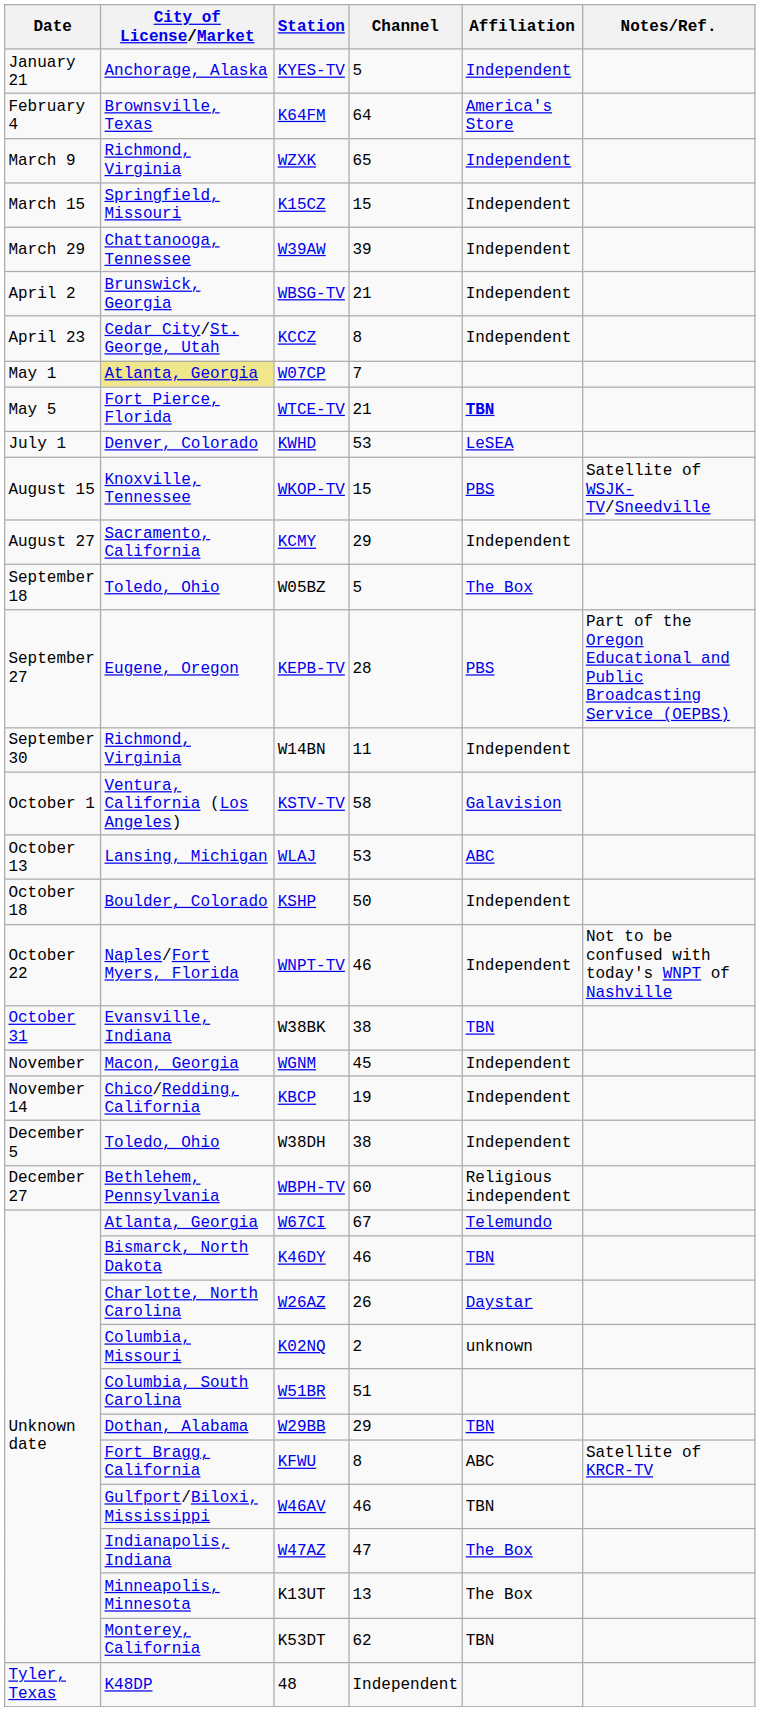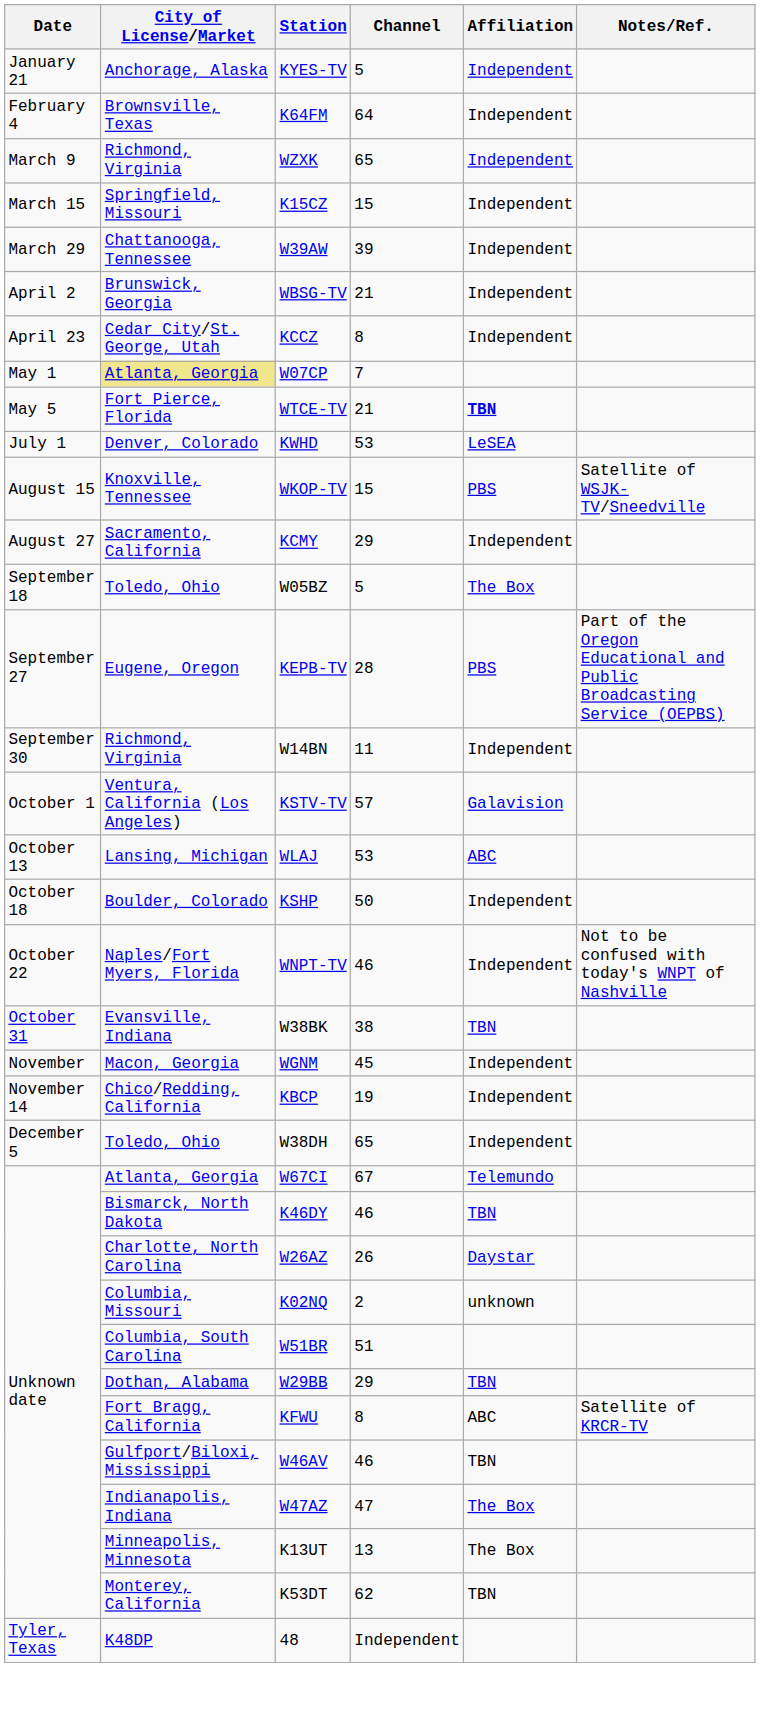(509, 116) America's Store -> (520, 116) Independent
(362, 804) 58 -> (364, 804) 57
(362, 1143) 38 -> (364, 1143) 65
- row: (311, 1187)
